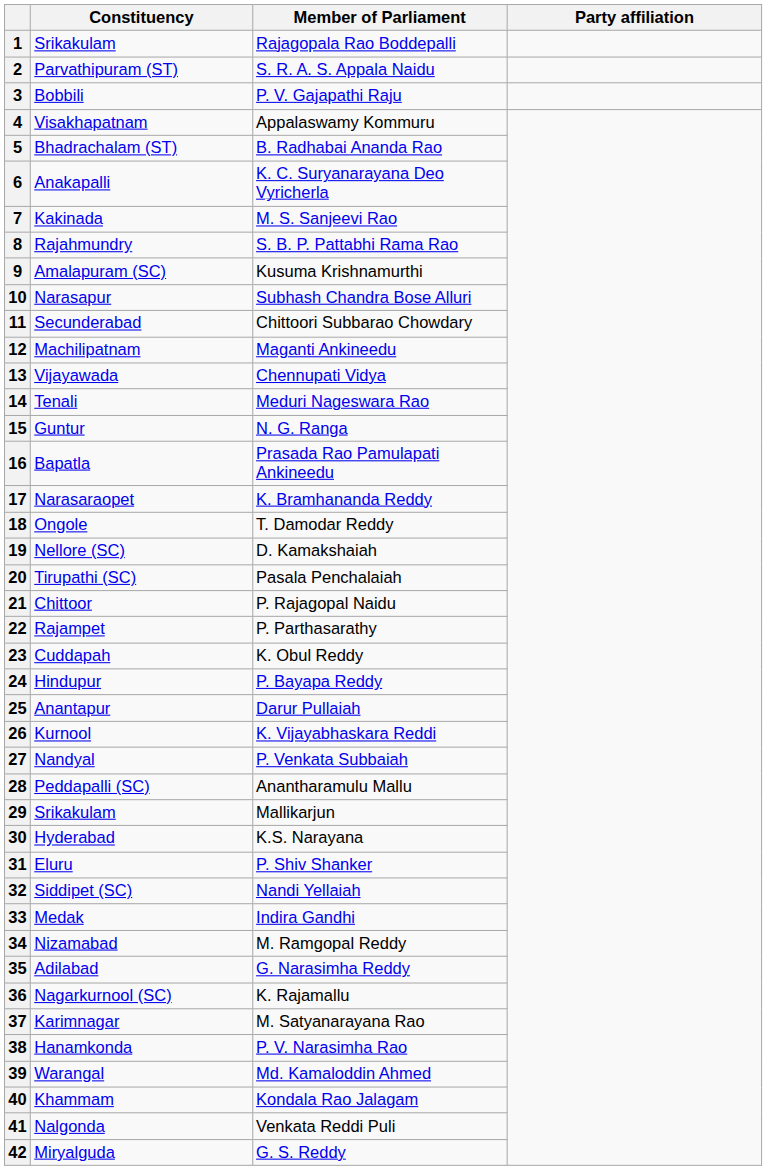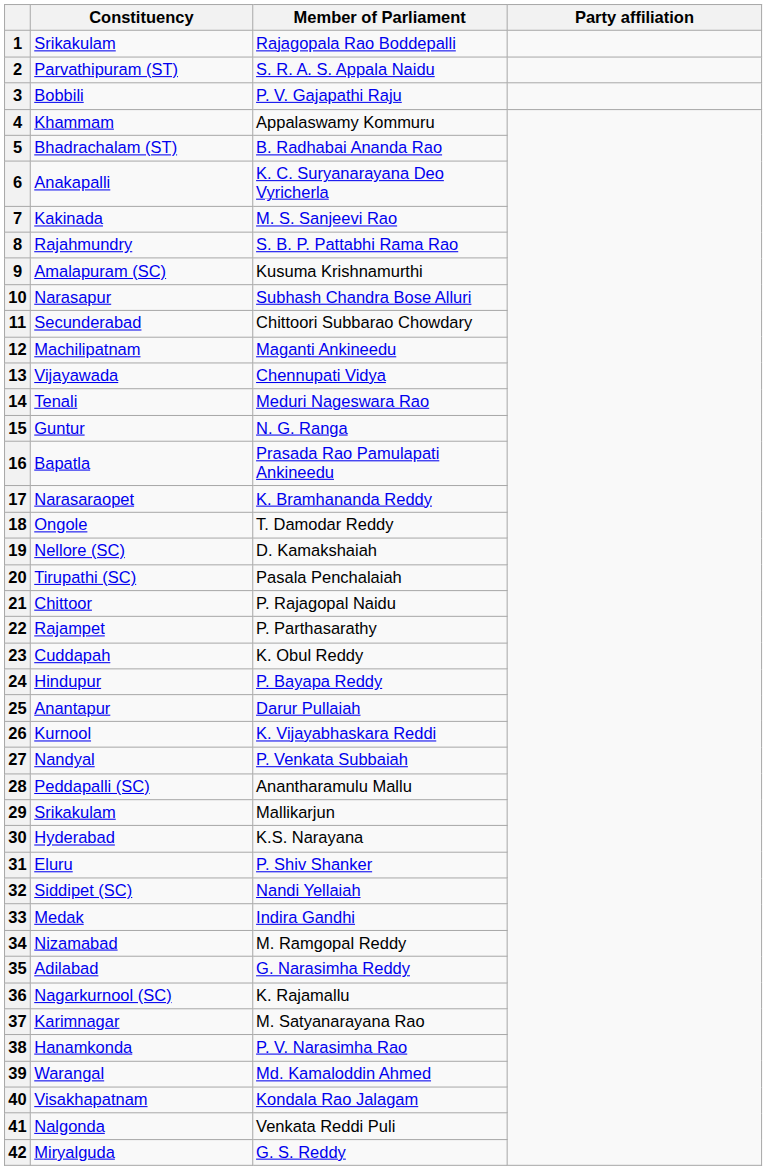(91, 122) Visakhapatnam -> (74, 122) Khammam
(74, 1100) Khammam -> (91, 1100) Visakhapatnam
